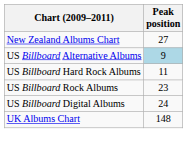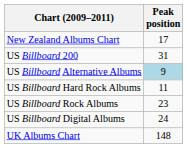(163, 39) 27 -> (163, 39) 17
+ row: (42, 55)
